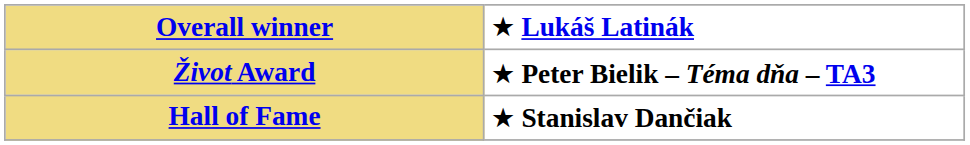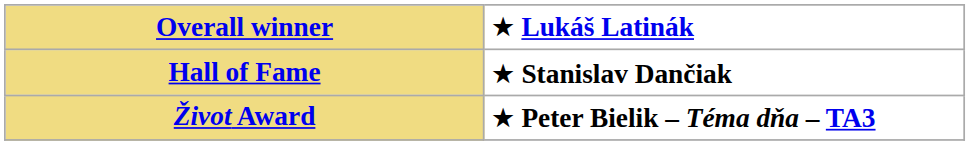rows swapped: (245, 117) <-> (245, 72)
